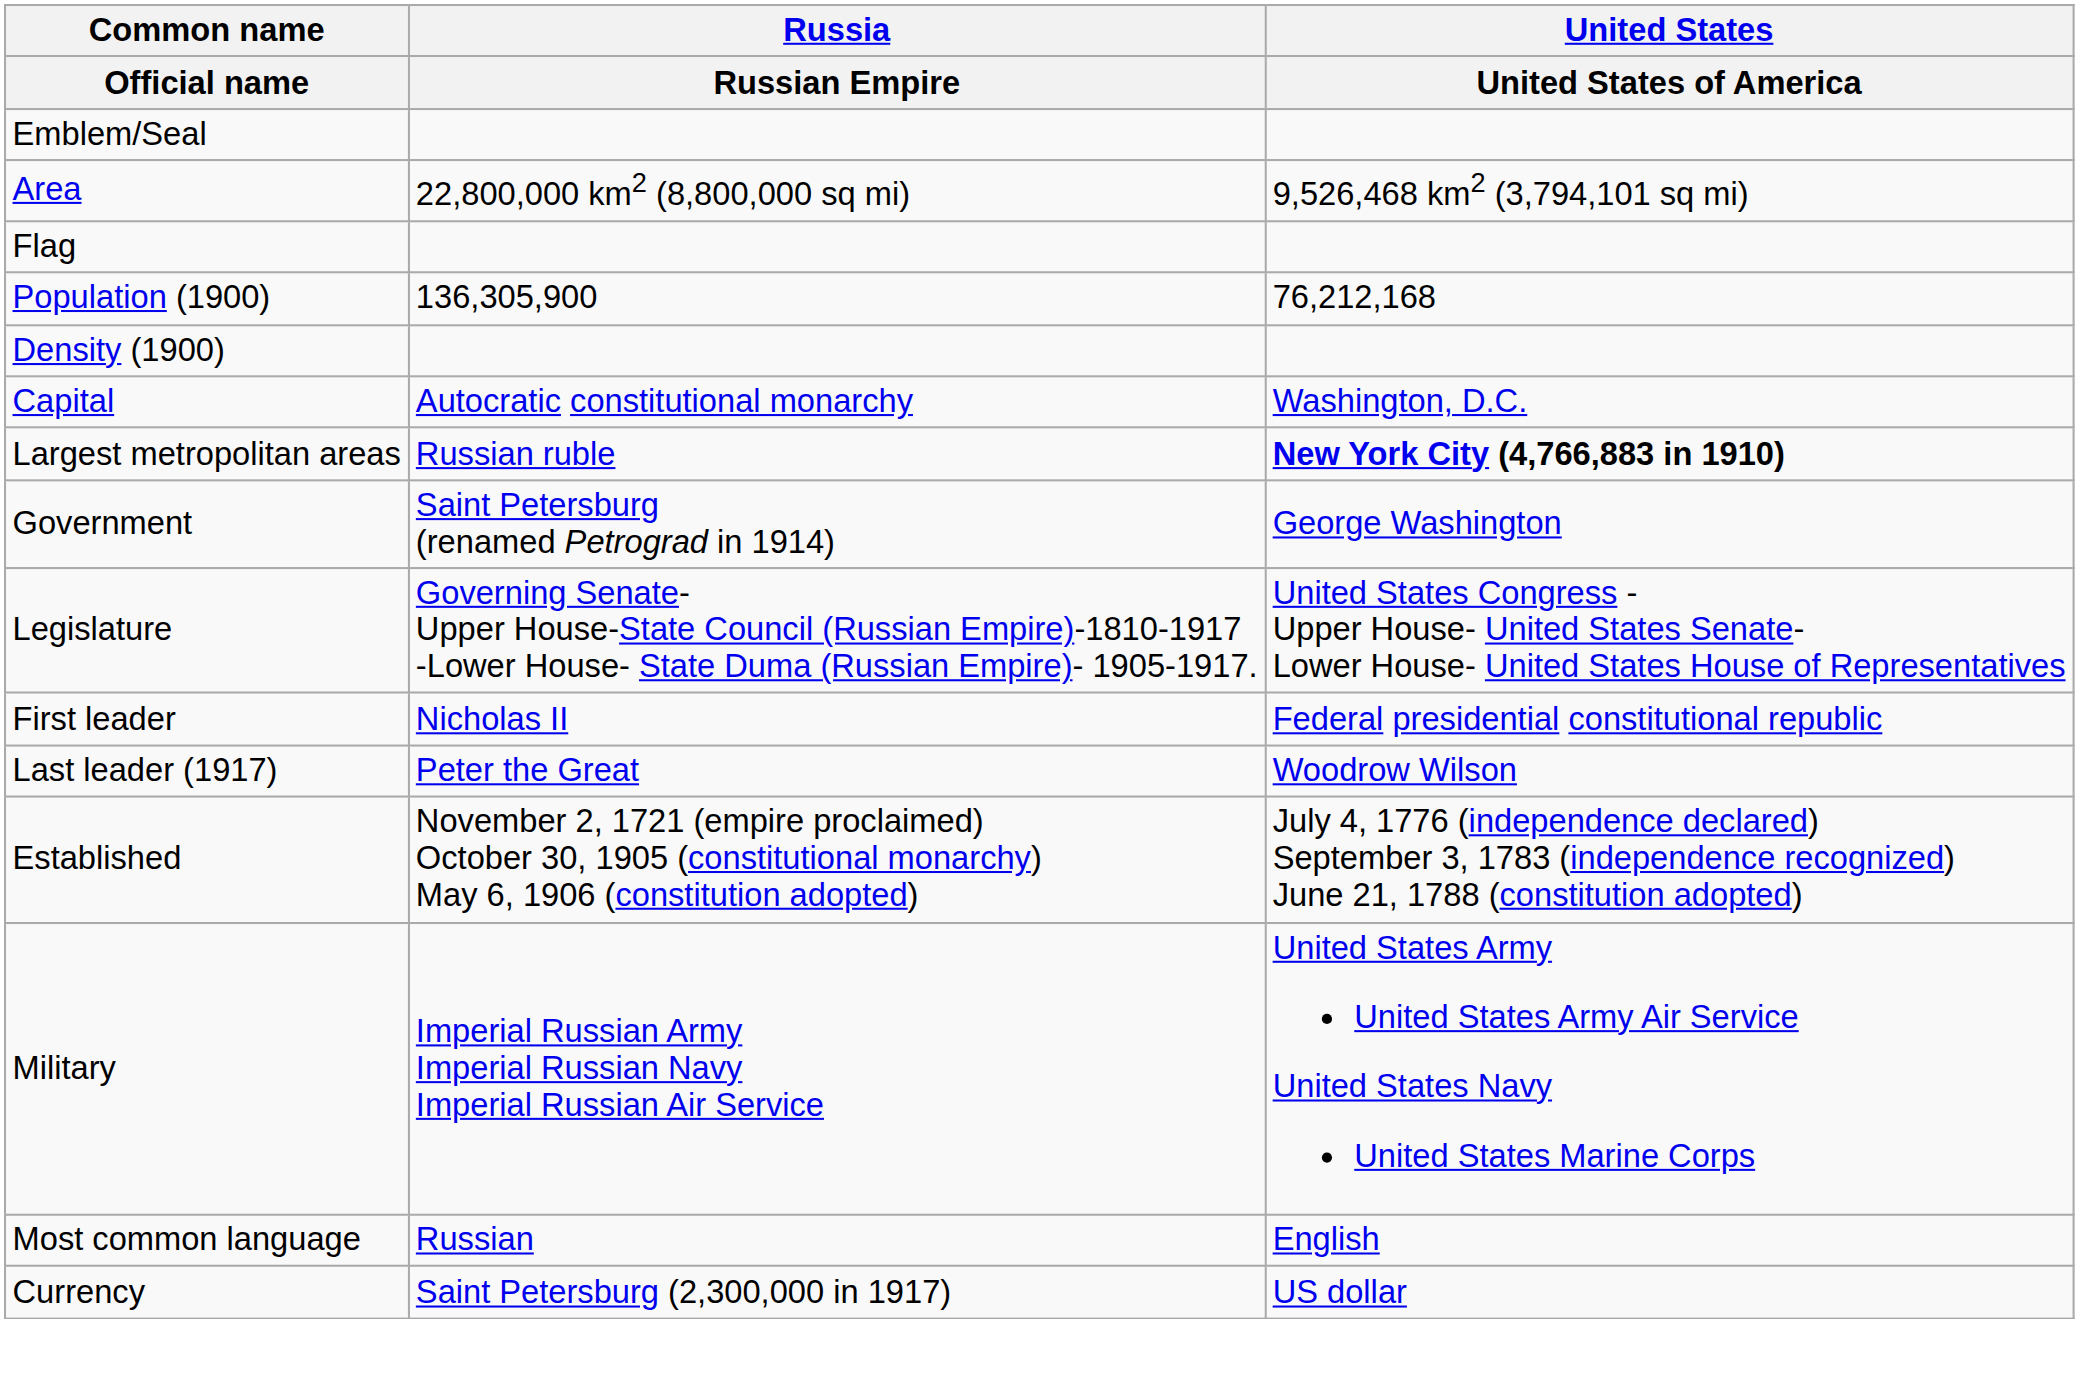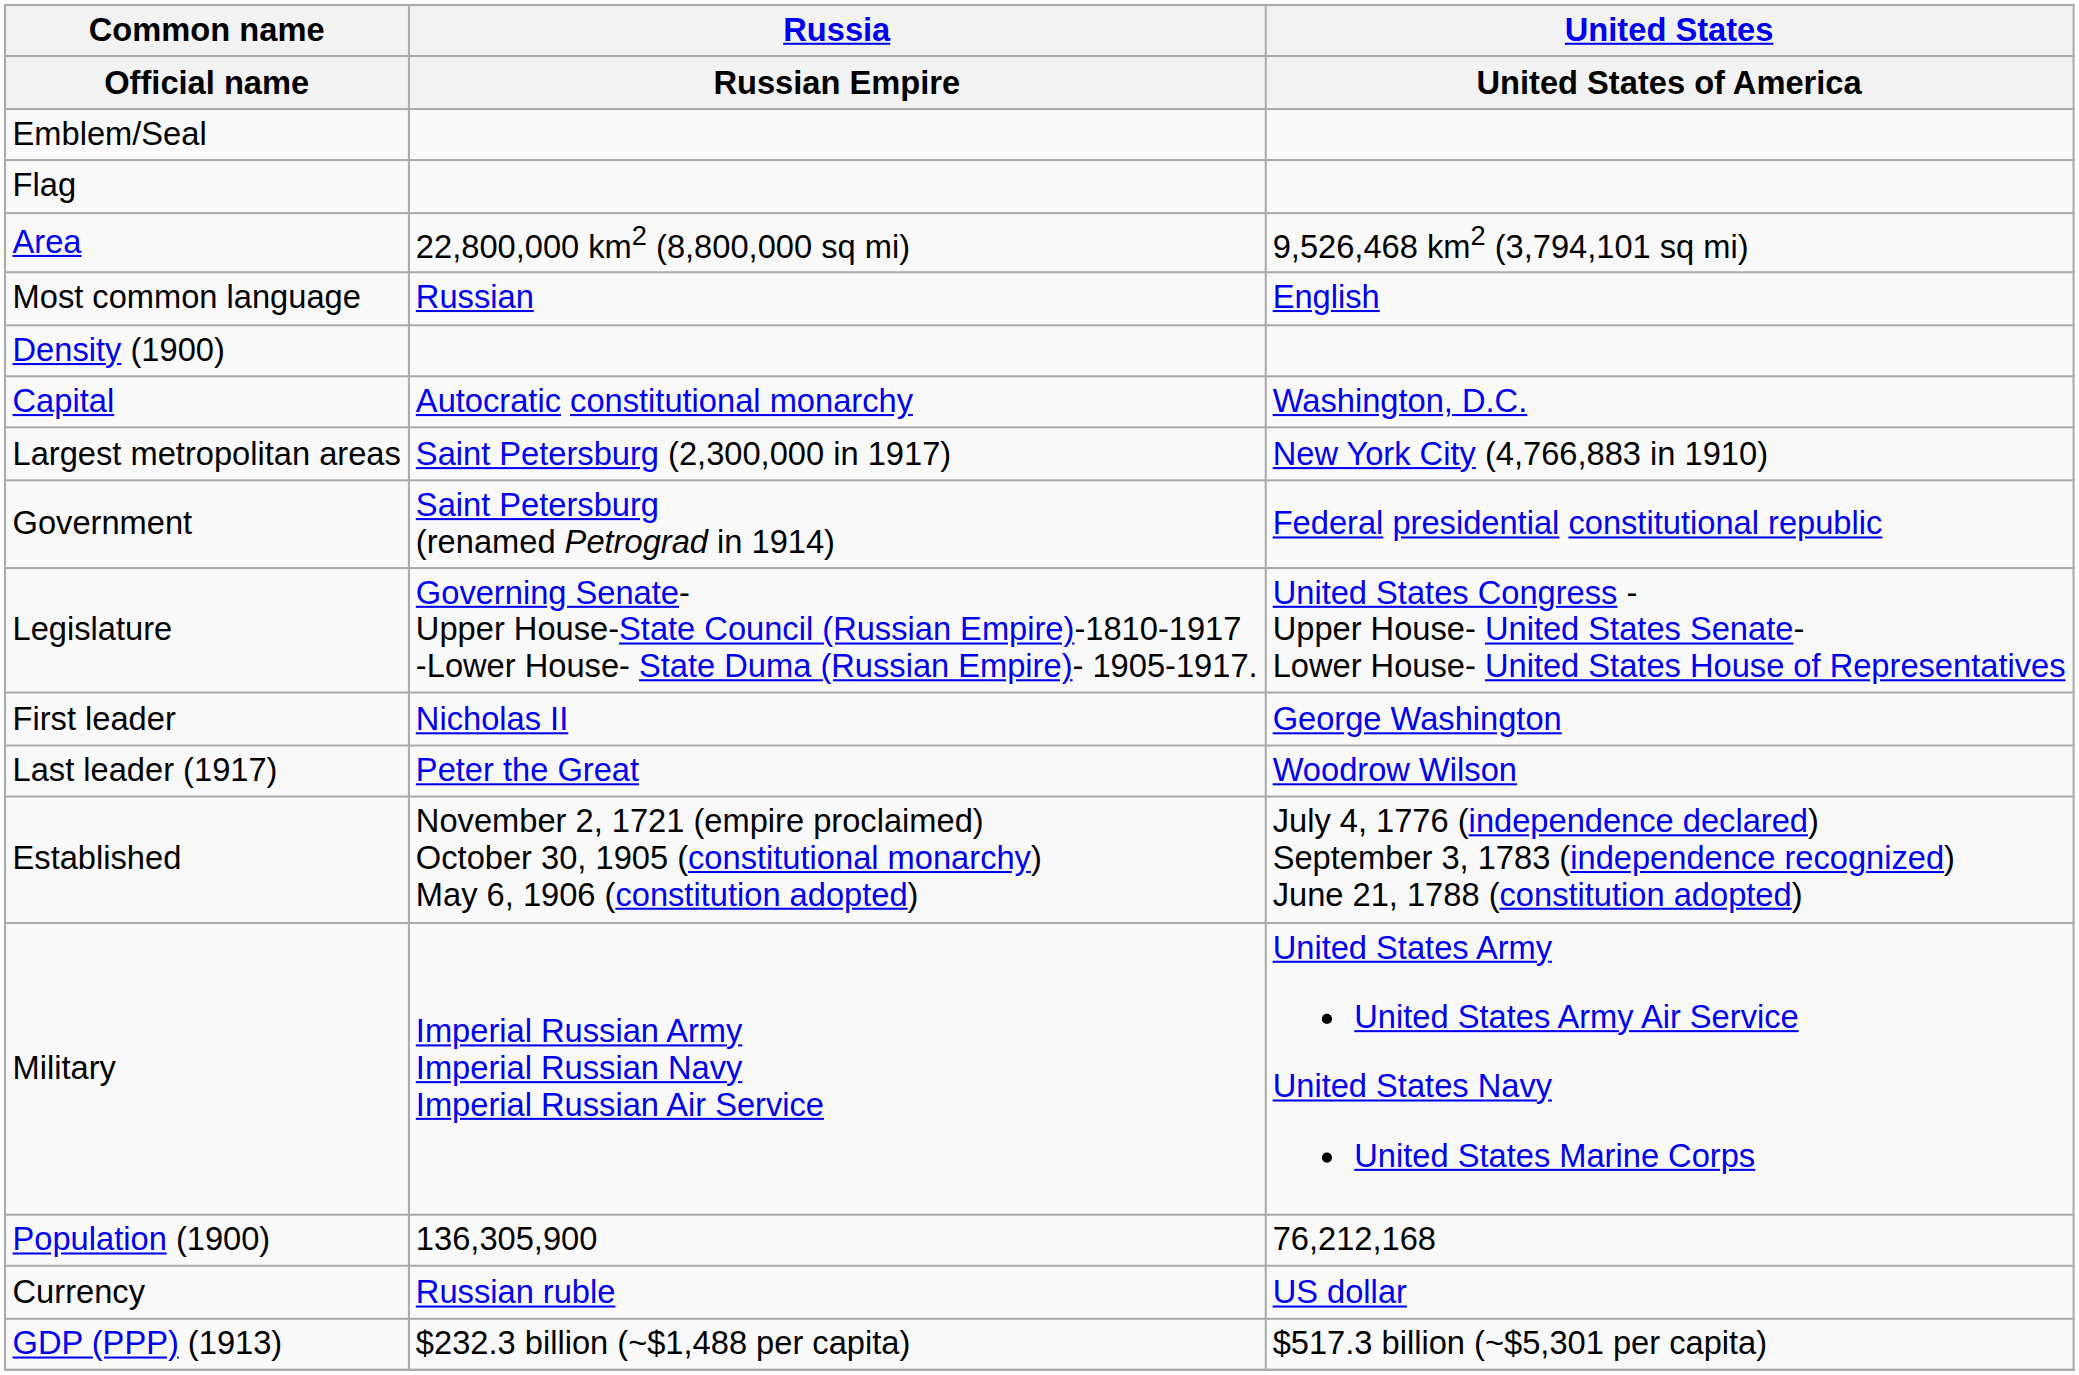rows swapped: (44, 246) <-> (47, 190)
rows swapped: (141, 298) <-> (187, 1240)
(516, 453) Russian ruble -> (684, 453) Saint Petersburg (2,300,000 in 1917)
(1529, 453) bold -> (1520, 453) normal
(1417, 523) George Washington -> (1577, 523) Federal presidential constitutional republic
(1577, 718) Federal presidential constitutional republic -> (1417, 718) George Washington
(684, 1291) Saint Petersburg (2,300,000 in 1917) -> (516, 1291) Russian ruble
+ row: (147, 1343)
